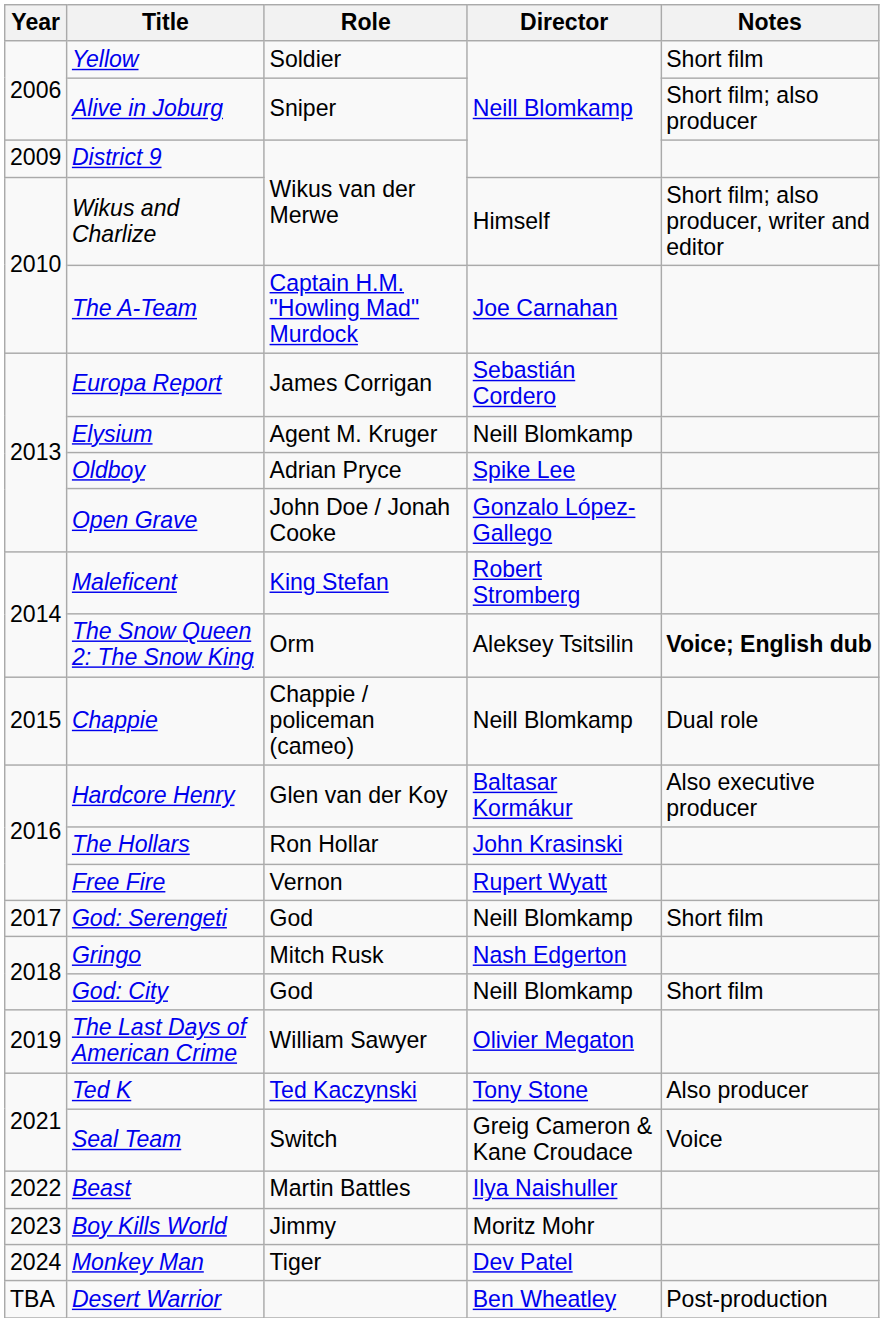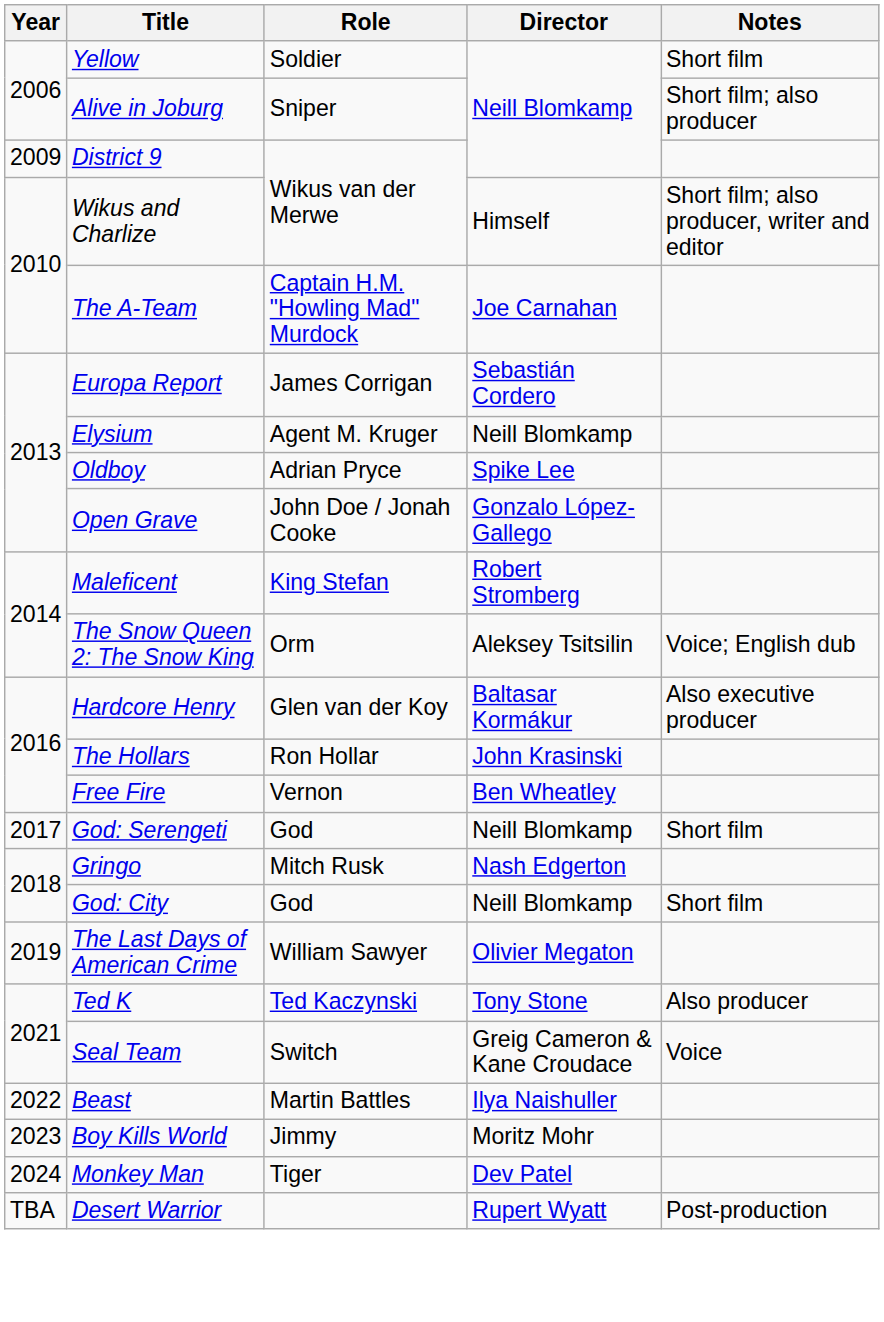(769, 645) bold -> (761, 645) normal
- row: (115, 720)
(540, 881) Rupert Wyatt -> (544, 793) Ben Wheatley
(544, 1299) Ben Wheatley -> (539, 1210) Rupert Wyatt
